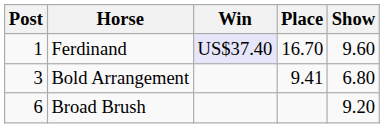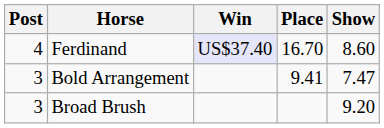(38, 48) 1 -> (38, 48) 4
(359, 48) 9.60 -> (359, 48) 8.60
(359, 78) 6.80 -> (359, 78) 7.47
(38, 107) 6 -> (38, 107) 3
